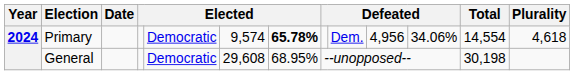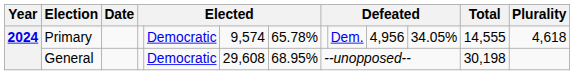(295, 37) bold -> (295, 37) normal
(434, 37) 34.06% -> (434, 37) 34.05%
(485, 37) 14,554 -> (485, 37) 14,555
